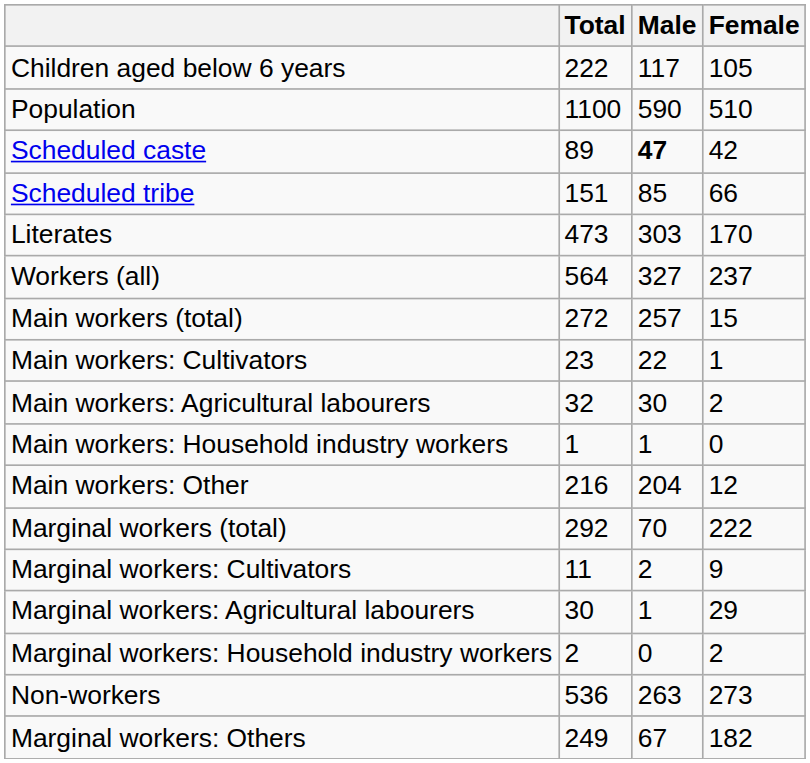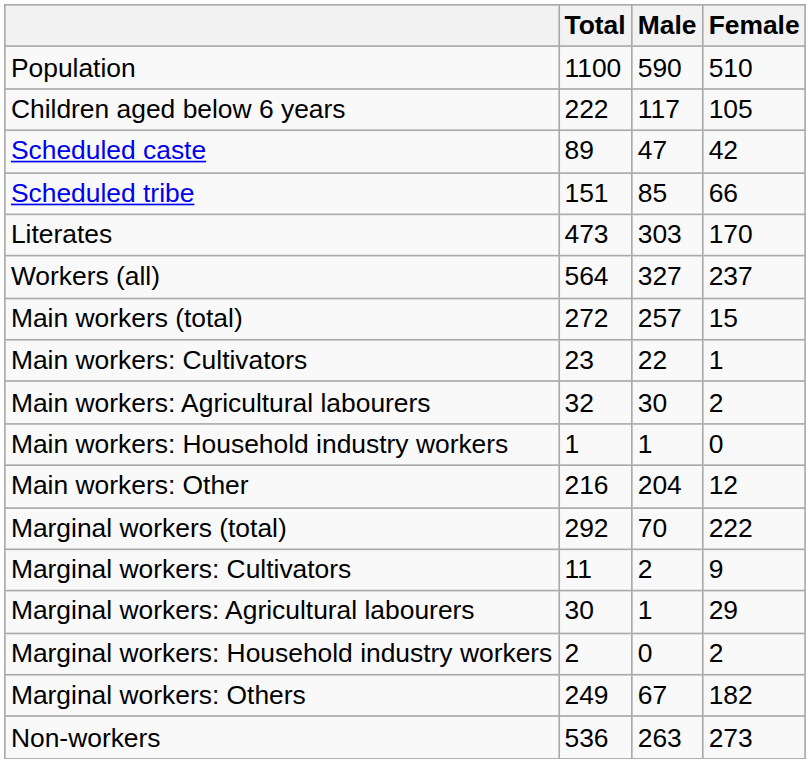rows swapped: (73, 109) <-> (178, 67)
(652, 151) bold -> (652, 151) normal
rows swapped: (158, 737) <-> (86, 695)
